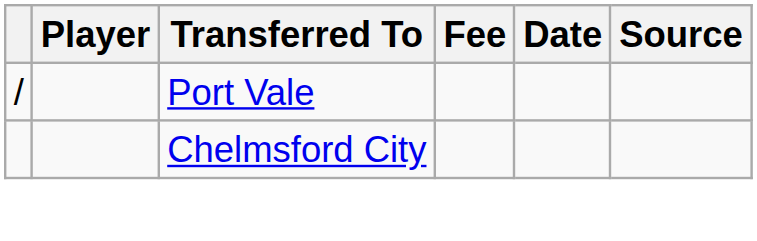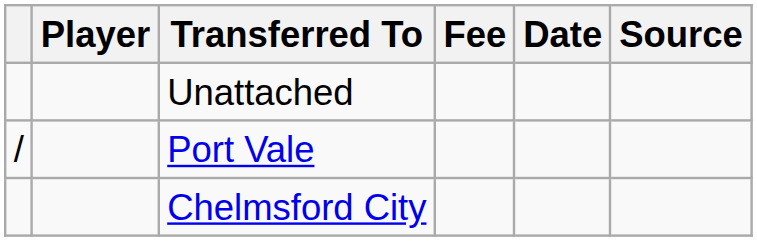+ row: (260, 92)
